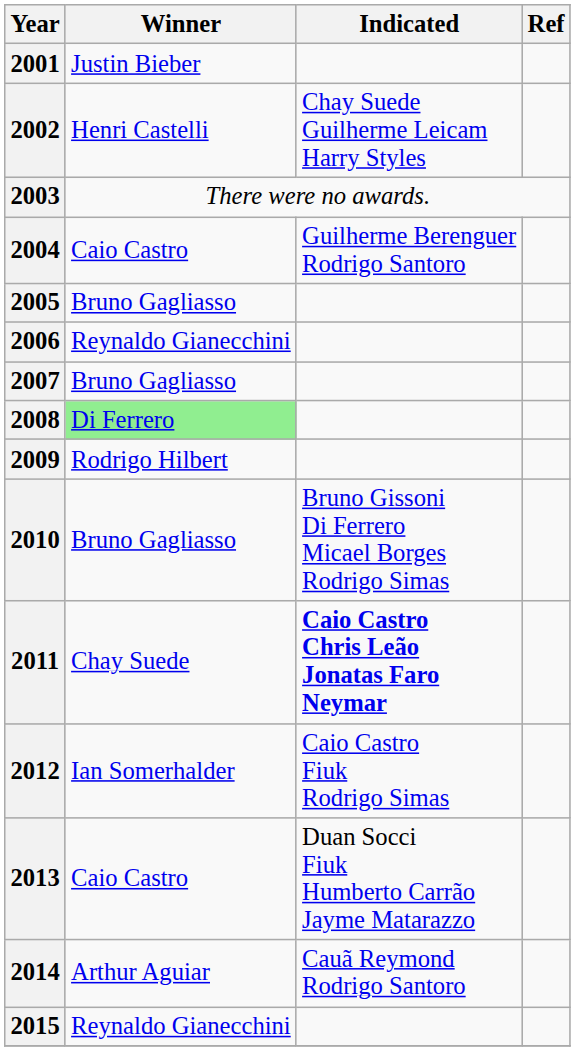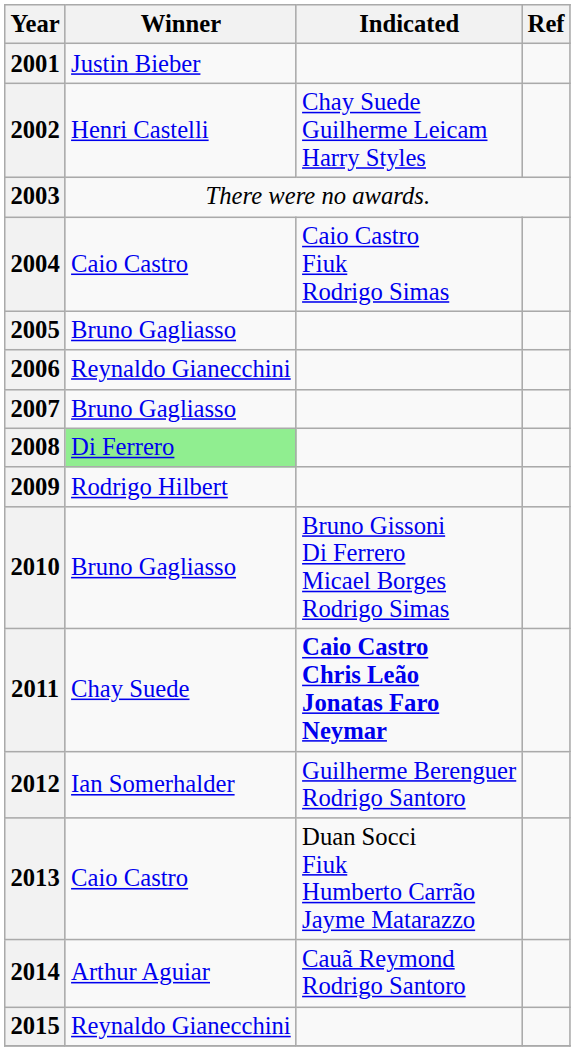(409, 249) Guilherme Berenguer Rodrigo Santoro -> (376, 263) Caio Castro Fiuk Rodrigo Simas
(376, 770) Caio Castro Fiuk Rodrigo Simas -> (409, 784) Guilherme Berenguer Rodrigo Santoro
